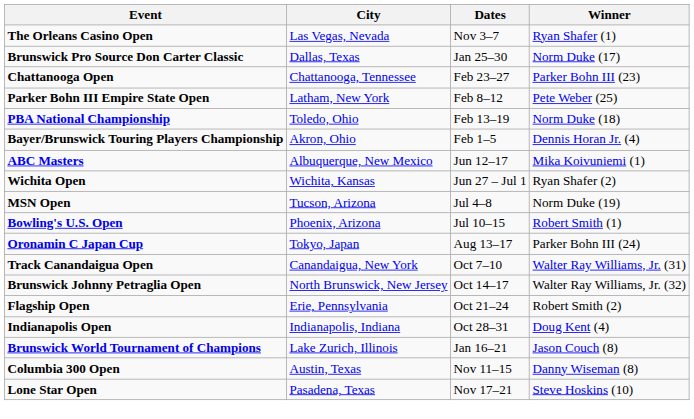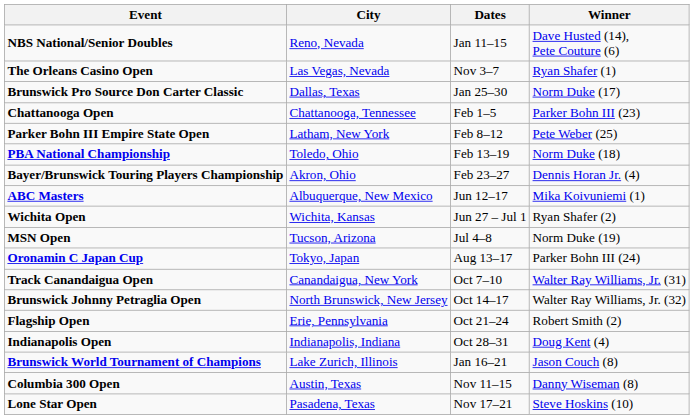+ row: (90, 43)
(481, 77) Feb 23–27 -> (475, 112) Feb 1–5
(475, 139) Feb 1–5 -> (481, 175) Feb 23–27
- row: (65, 222)
